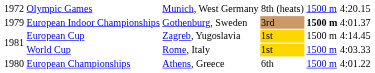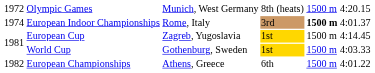(14, 22) 1979 -> (14, 22) 1974
(205, 22) Gothenburg, Sweden -> (186, 22) Rome, Italy
(186, 50) Rome, Italy -> (205, 50) Gothenburg, Sweden
(14, 64) 1980 -> (14, 64) 1982
